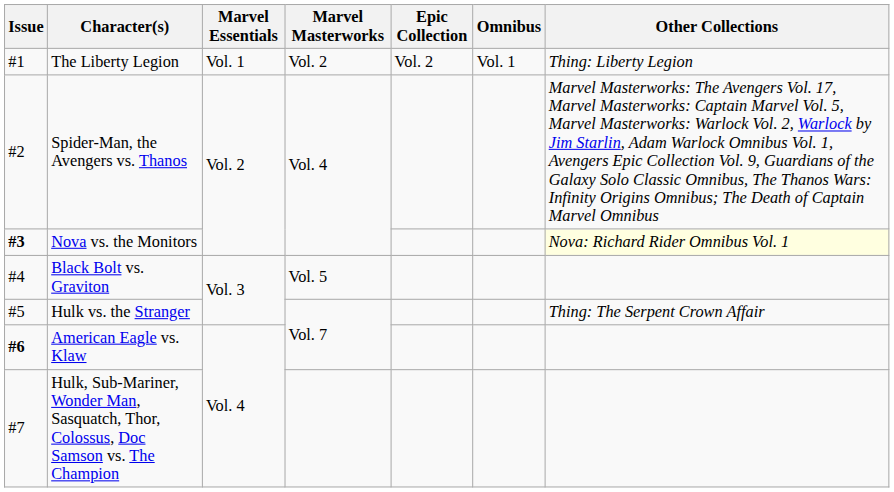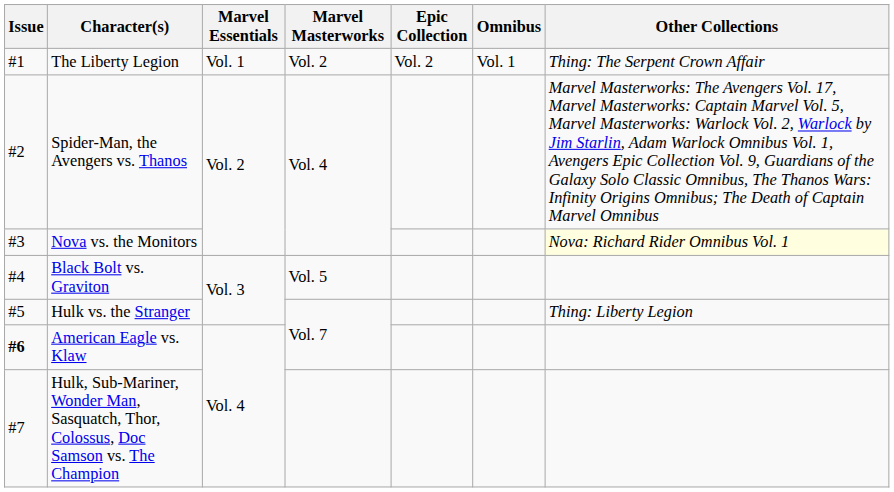(621, 61) Thing: Liberty Legion -> (657, 61) Thing: The Serpent Crown Affair
(16, 241) bold -> (16, 241) normal
(657, 312) Thing: The Serpent Crown Affair -> (621, 312) Thing: Liberty Legion
